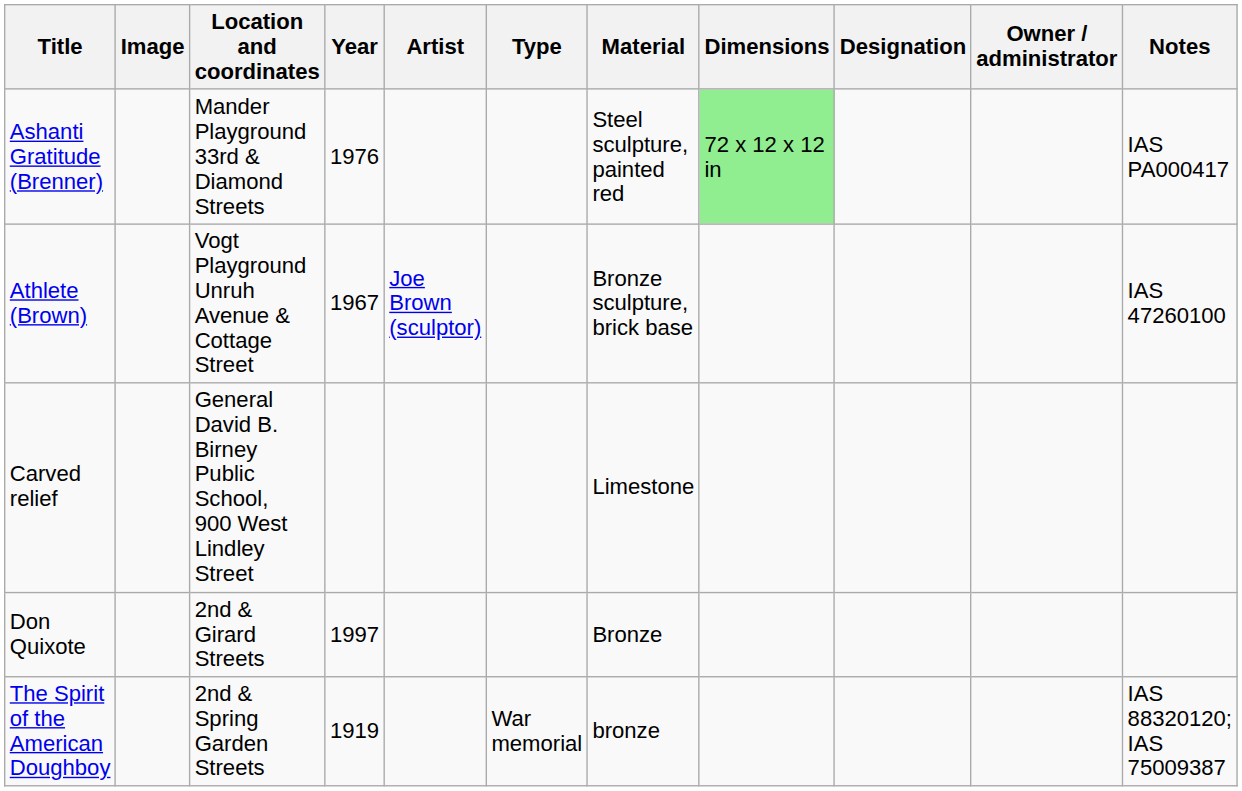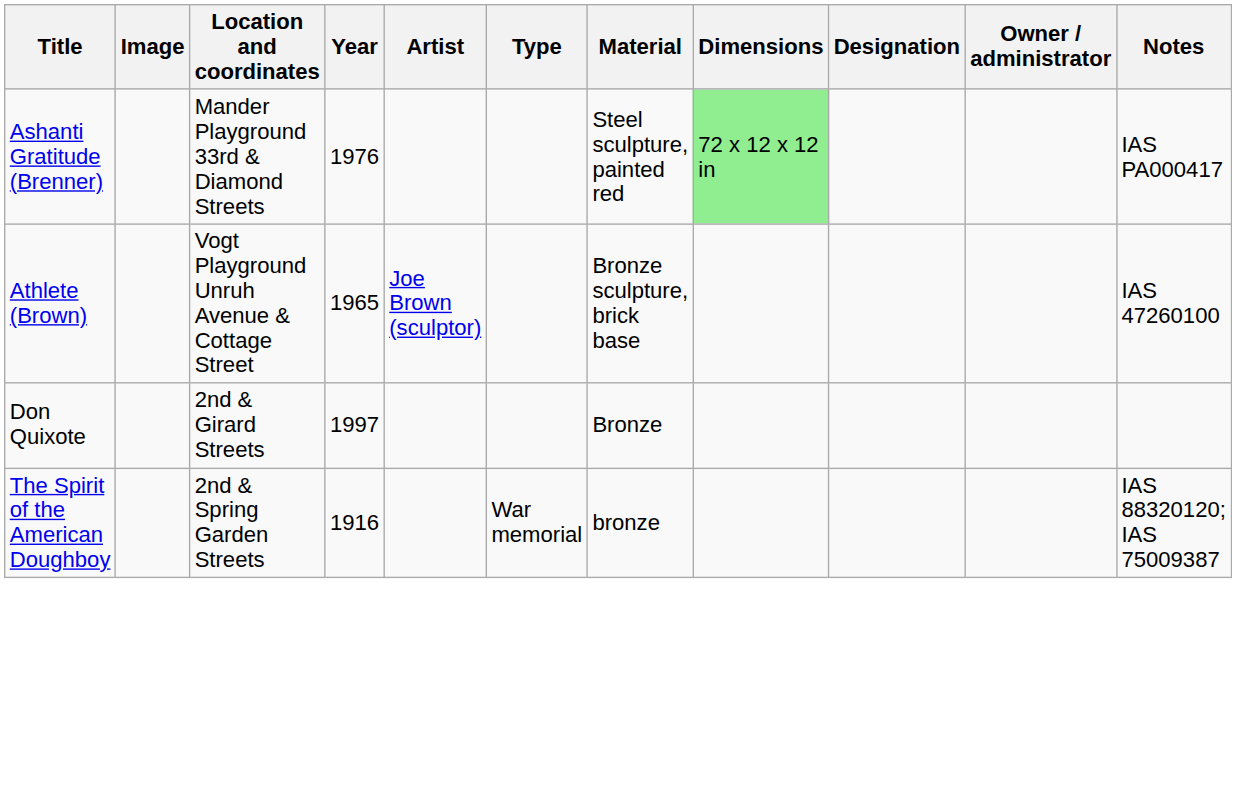(355, 303) 1967 -> (355, 303) 1965
- row: (45, 487)
(355, 731) 1919 -> (355, 522) 1916
